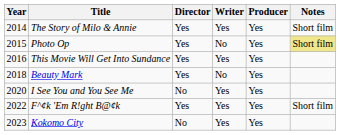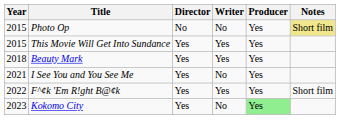- row: (84, 28)
(182, 43) Yes -> (181, 28) No
(17, 59) 2016 -> (17, 43) 2015
(221, 75) No -> (222, 59) Yes
(17, 91) 2020 -> (17, 75) 2021
(181, 91) No -> (182, 75) Yes
(222, 91) Yes -> (221, 75) No
(181, 122) No -> (182, 106) Yes
(222, 122) Yes -> (221, 106) No
(256, 122) no background -> (256, 106) lightgreen background
